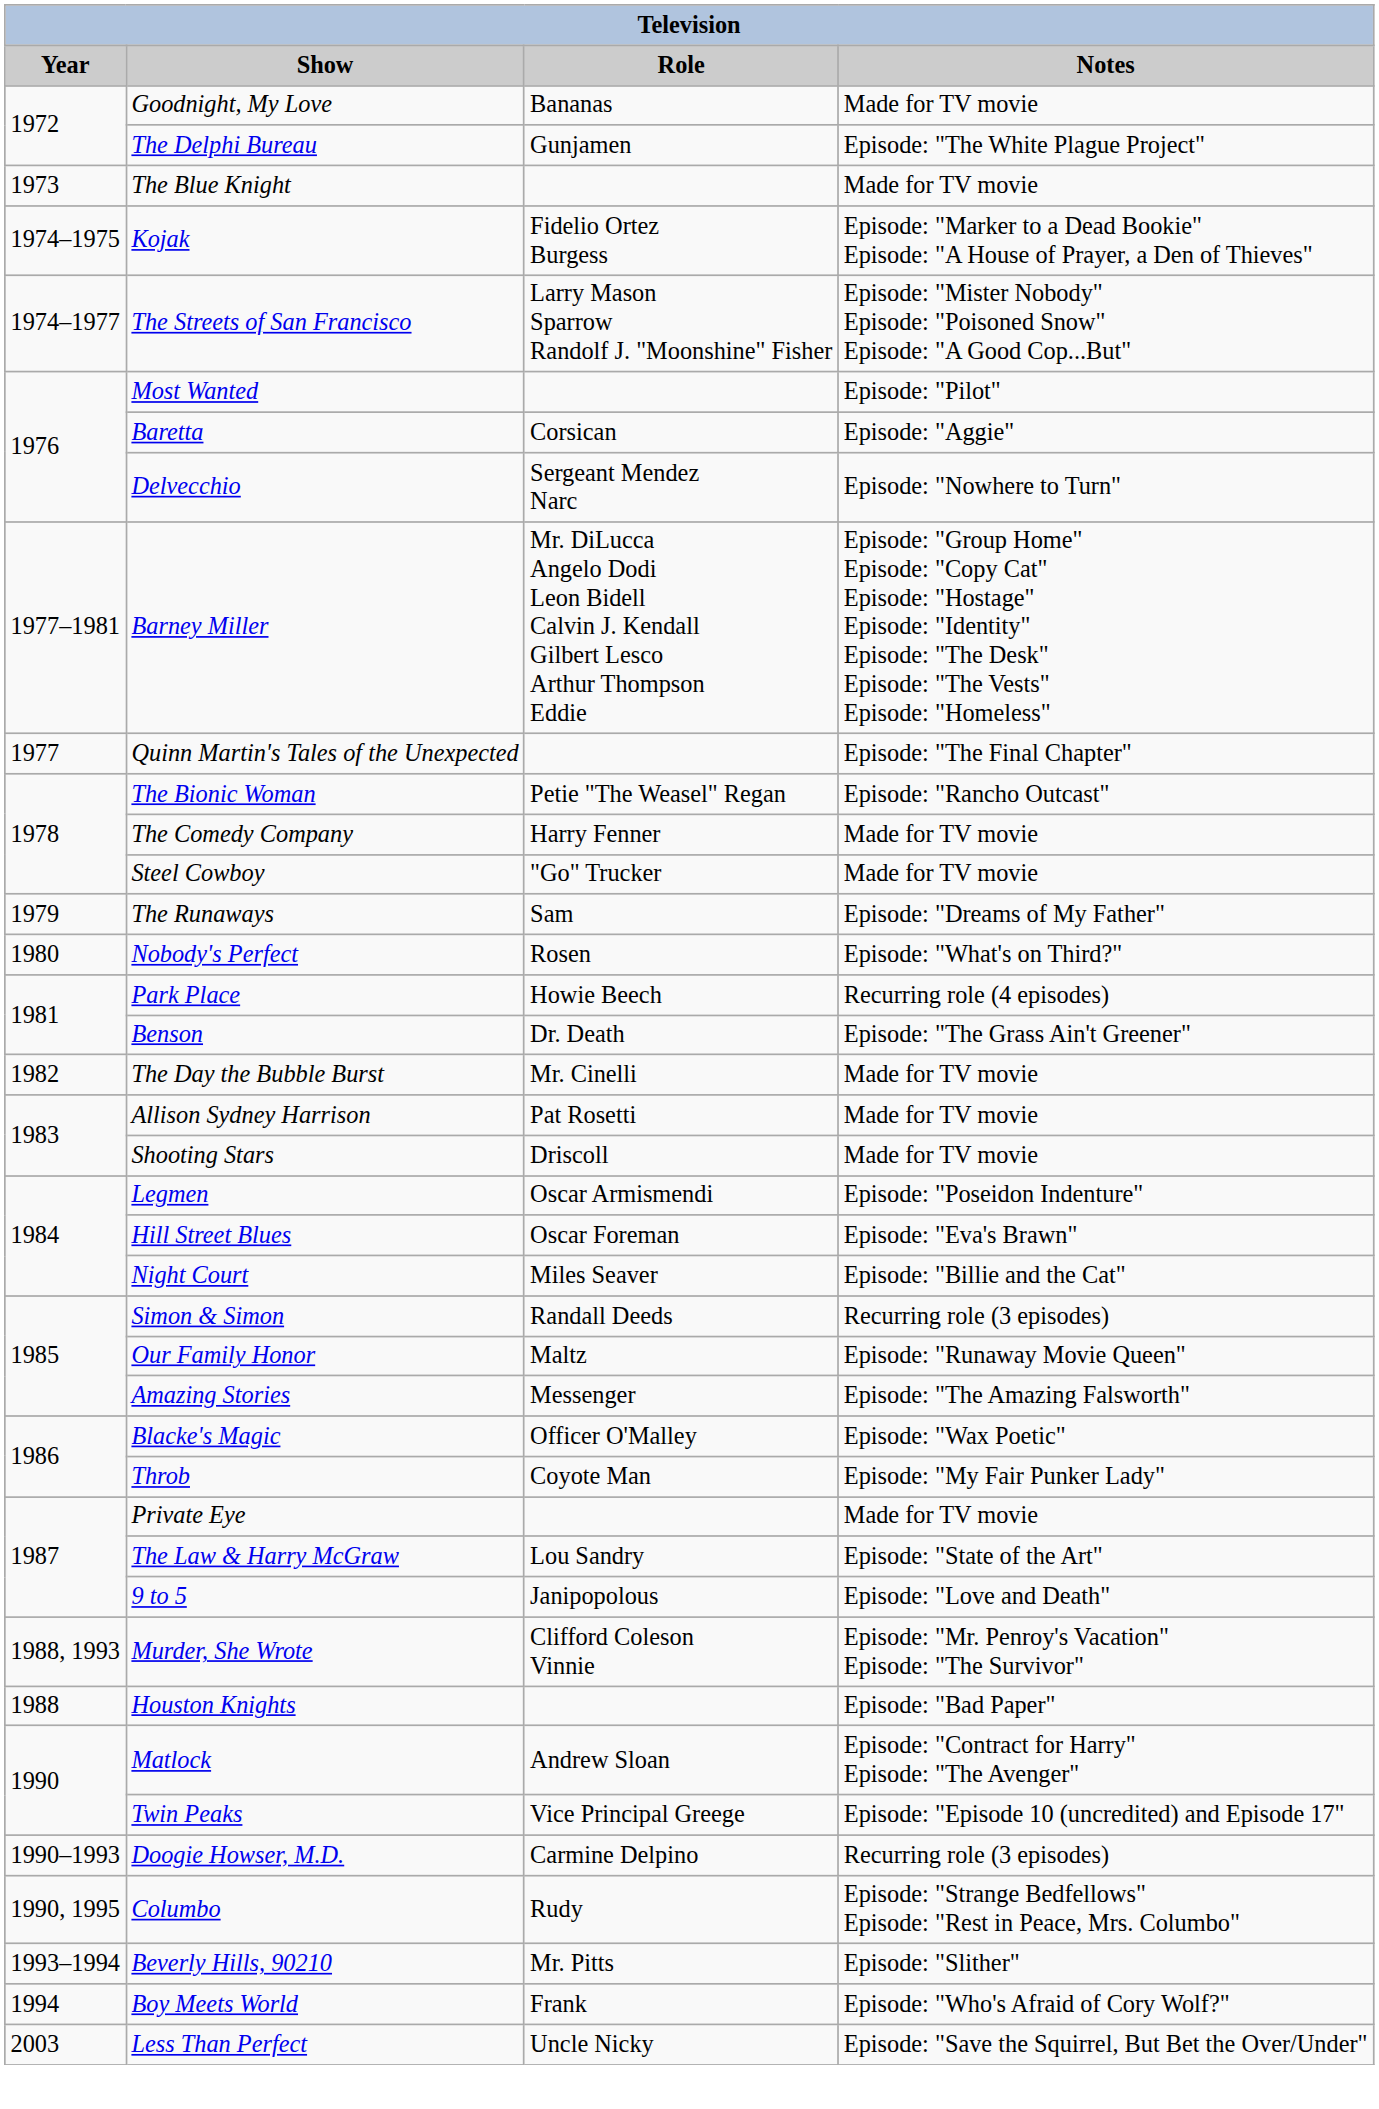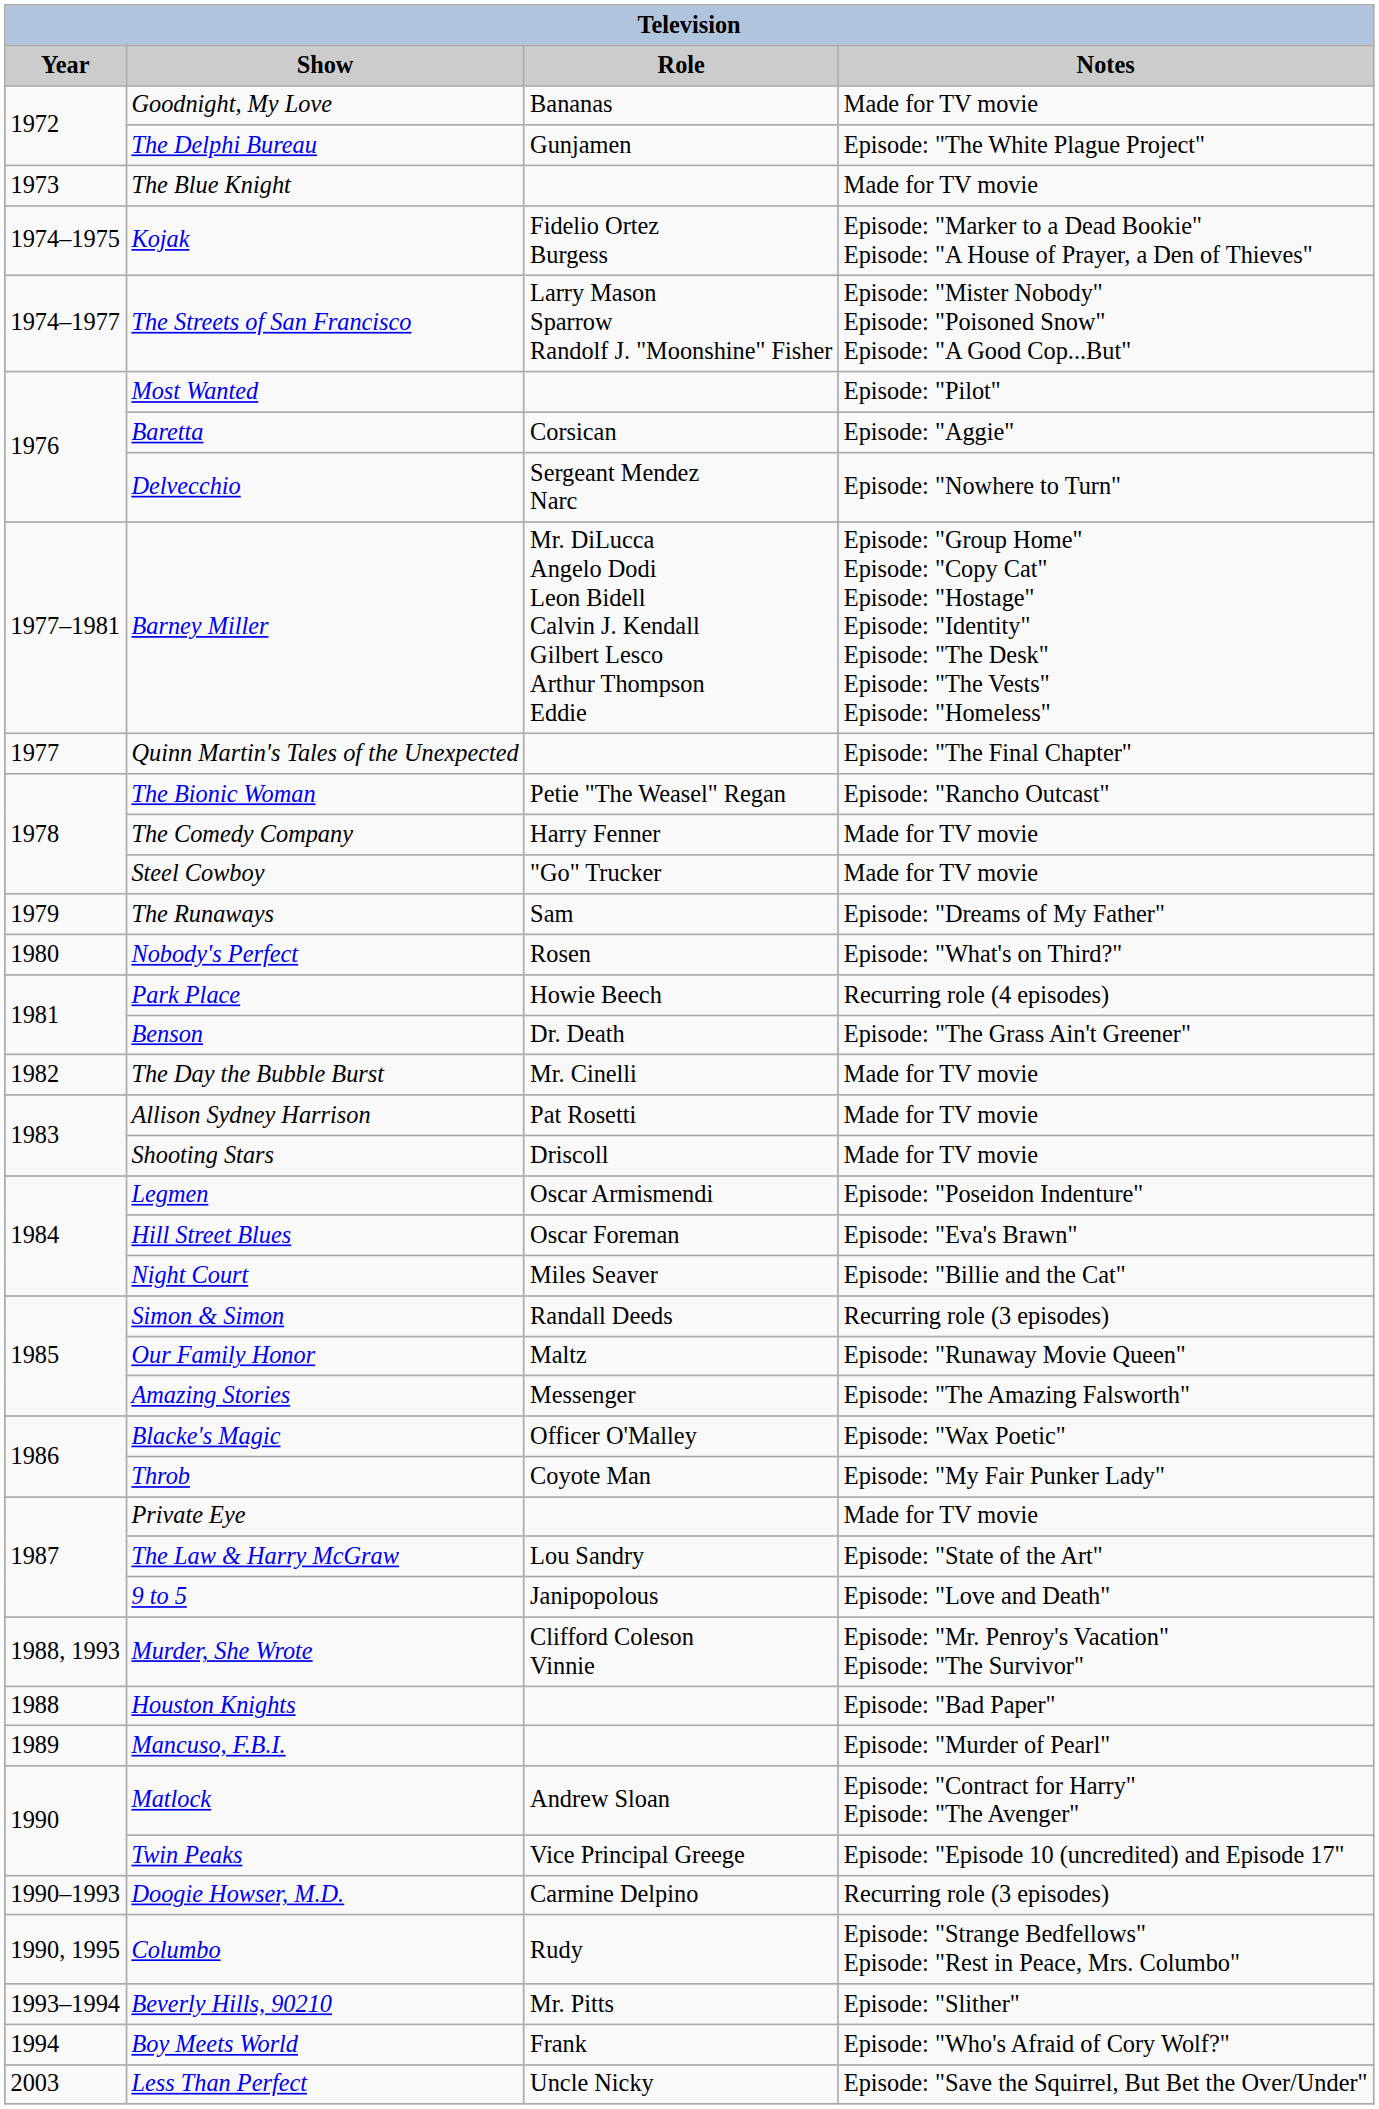+ row: (209, 1745)
